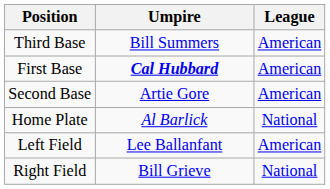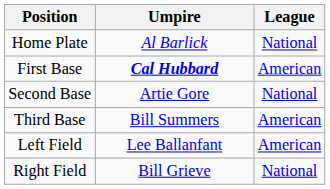rows swapped: (50, 119) <-> (50, 42)
(290, 94) American -> (289, 94) National
